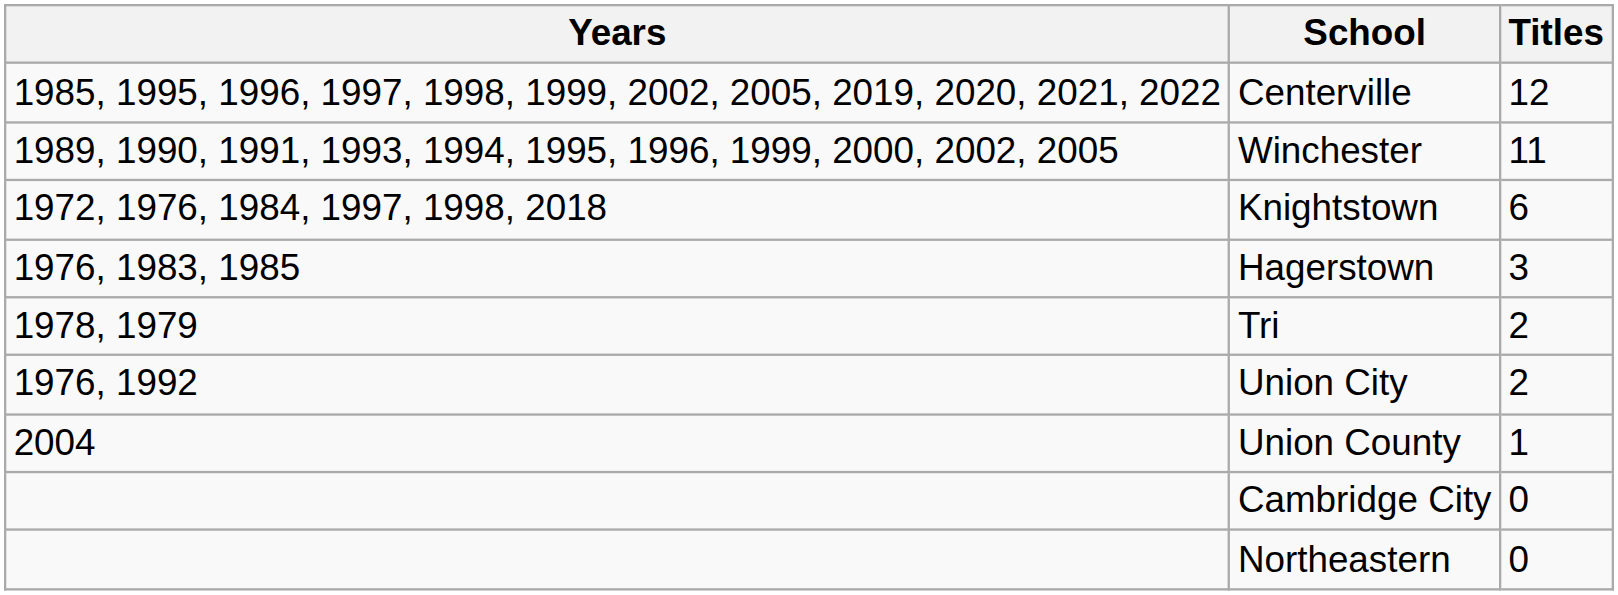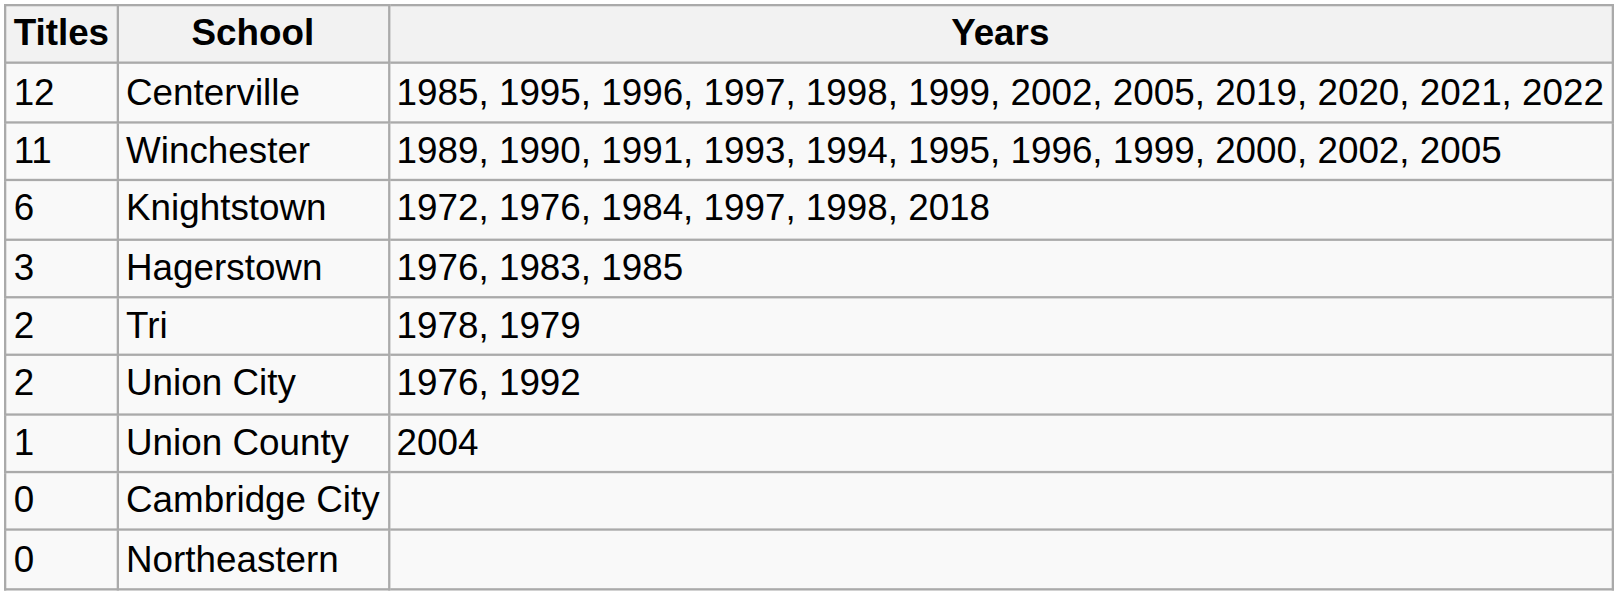columns swapped: (1556, 33) <-> (617, 33)
